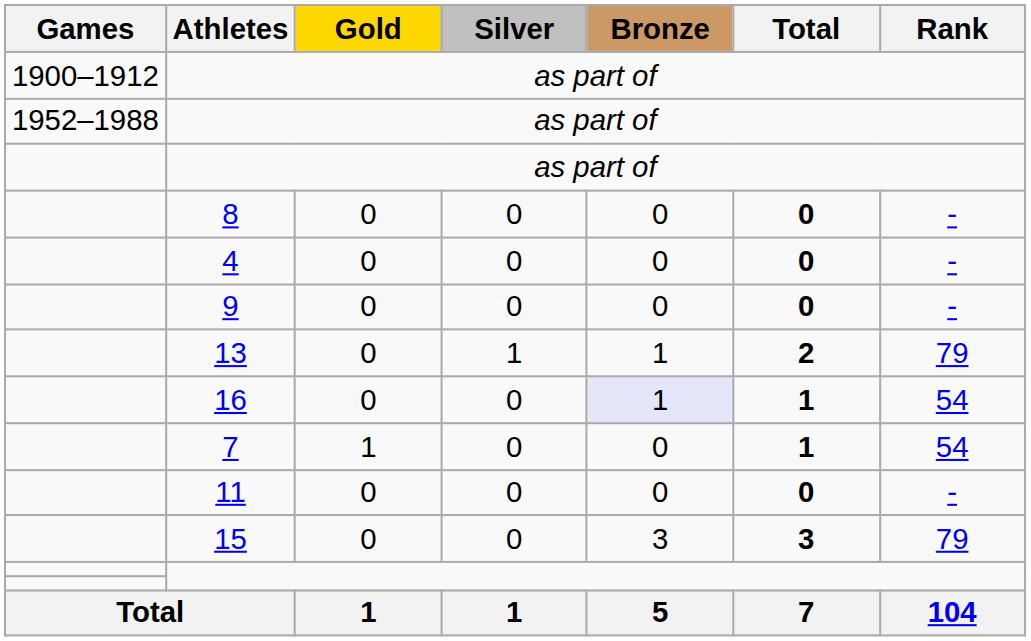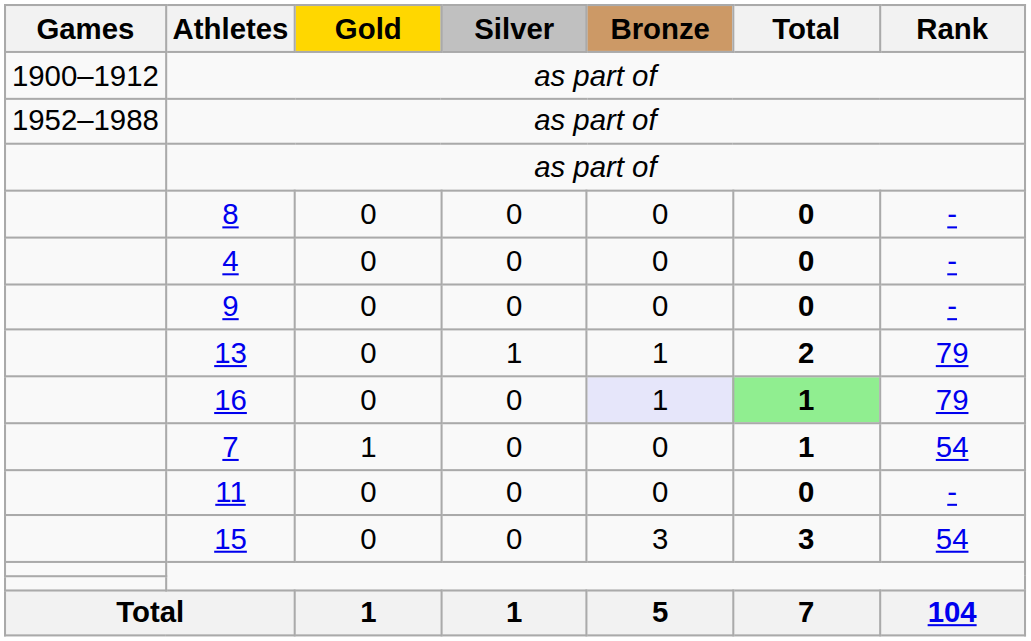(806, 400) no background -> (806, 400) lightgreen background
(952, 400) 54 -> (952, 400) 79
(952, 539) 79 -> (952, 539) 54
